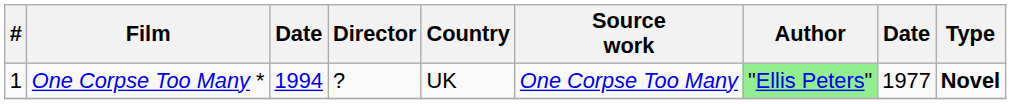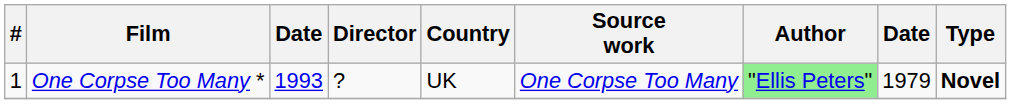(299, 80) 1994 -> (299, 80) 1993
(907, 80) 1977 -> (907, 80) 1979
